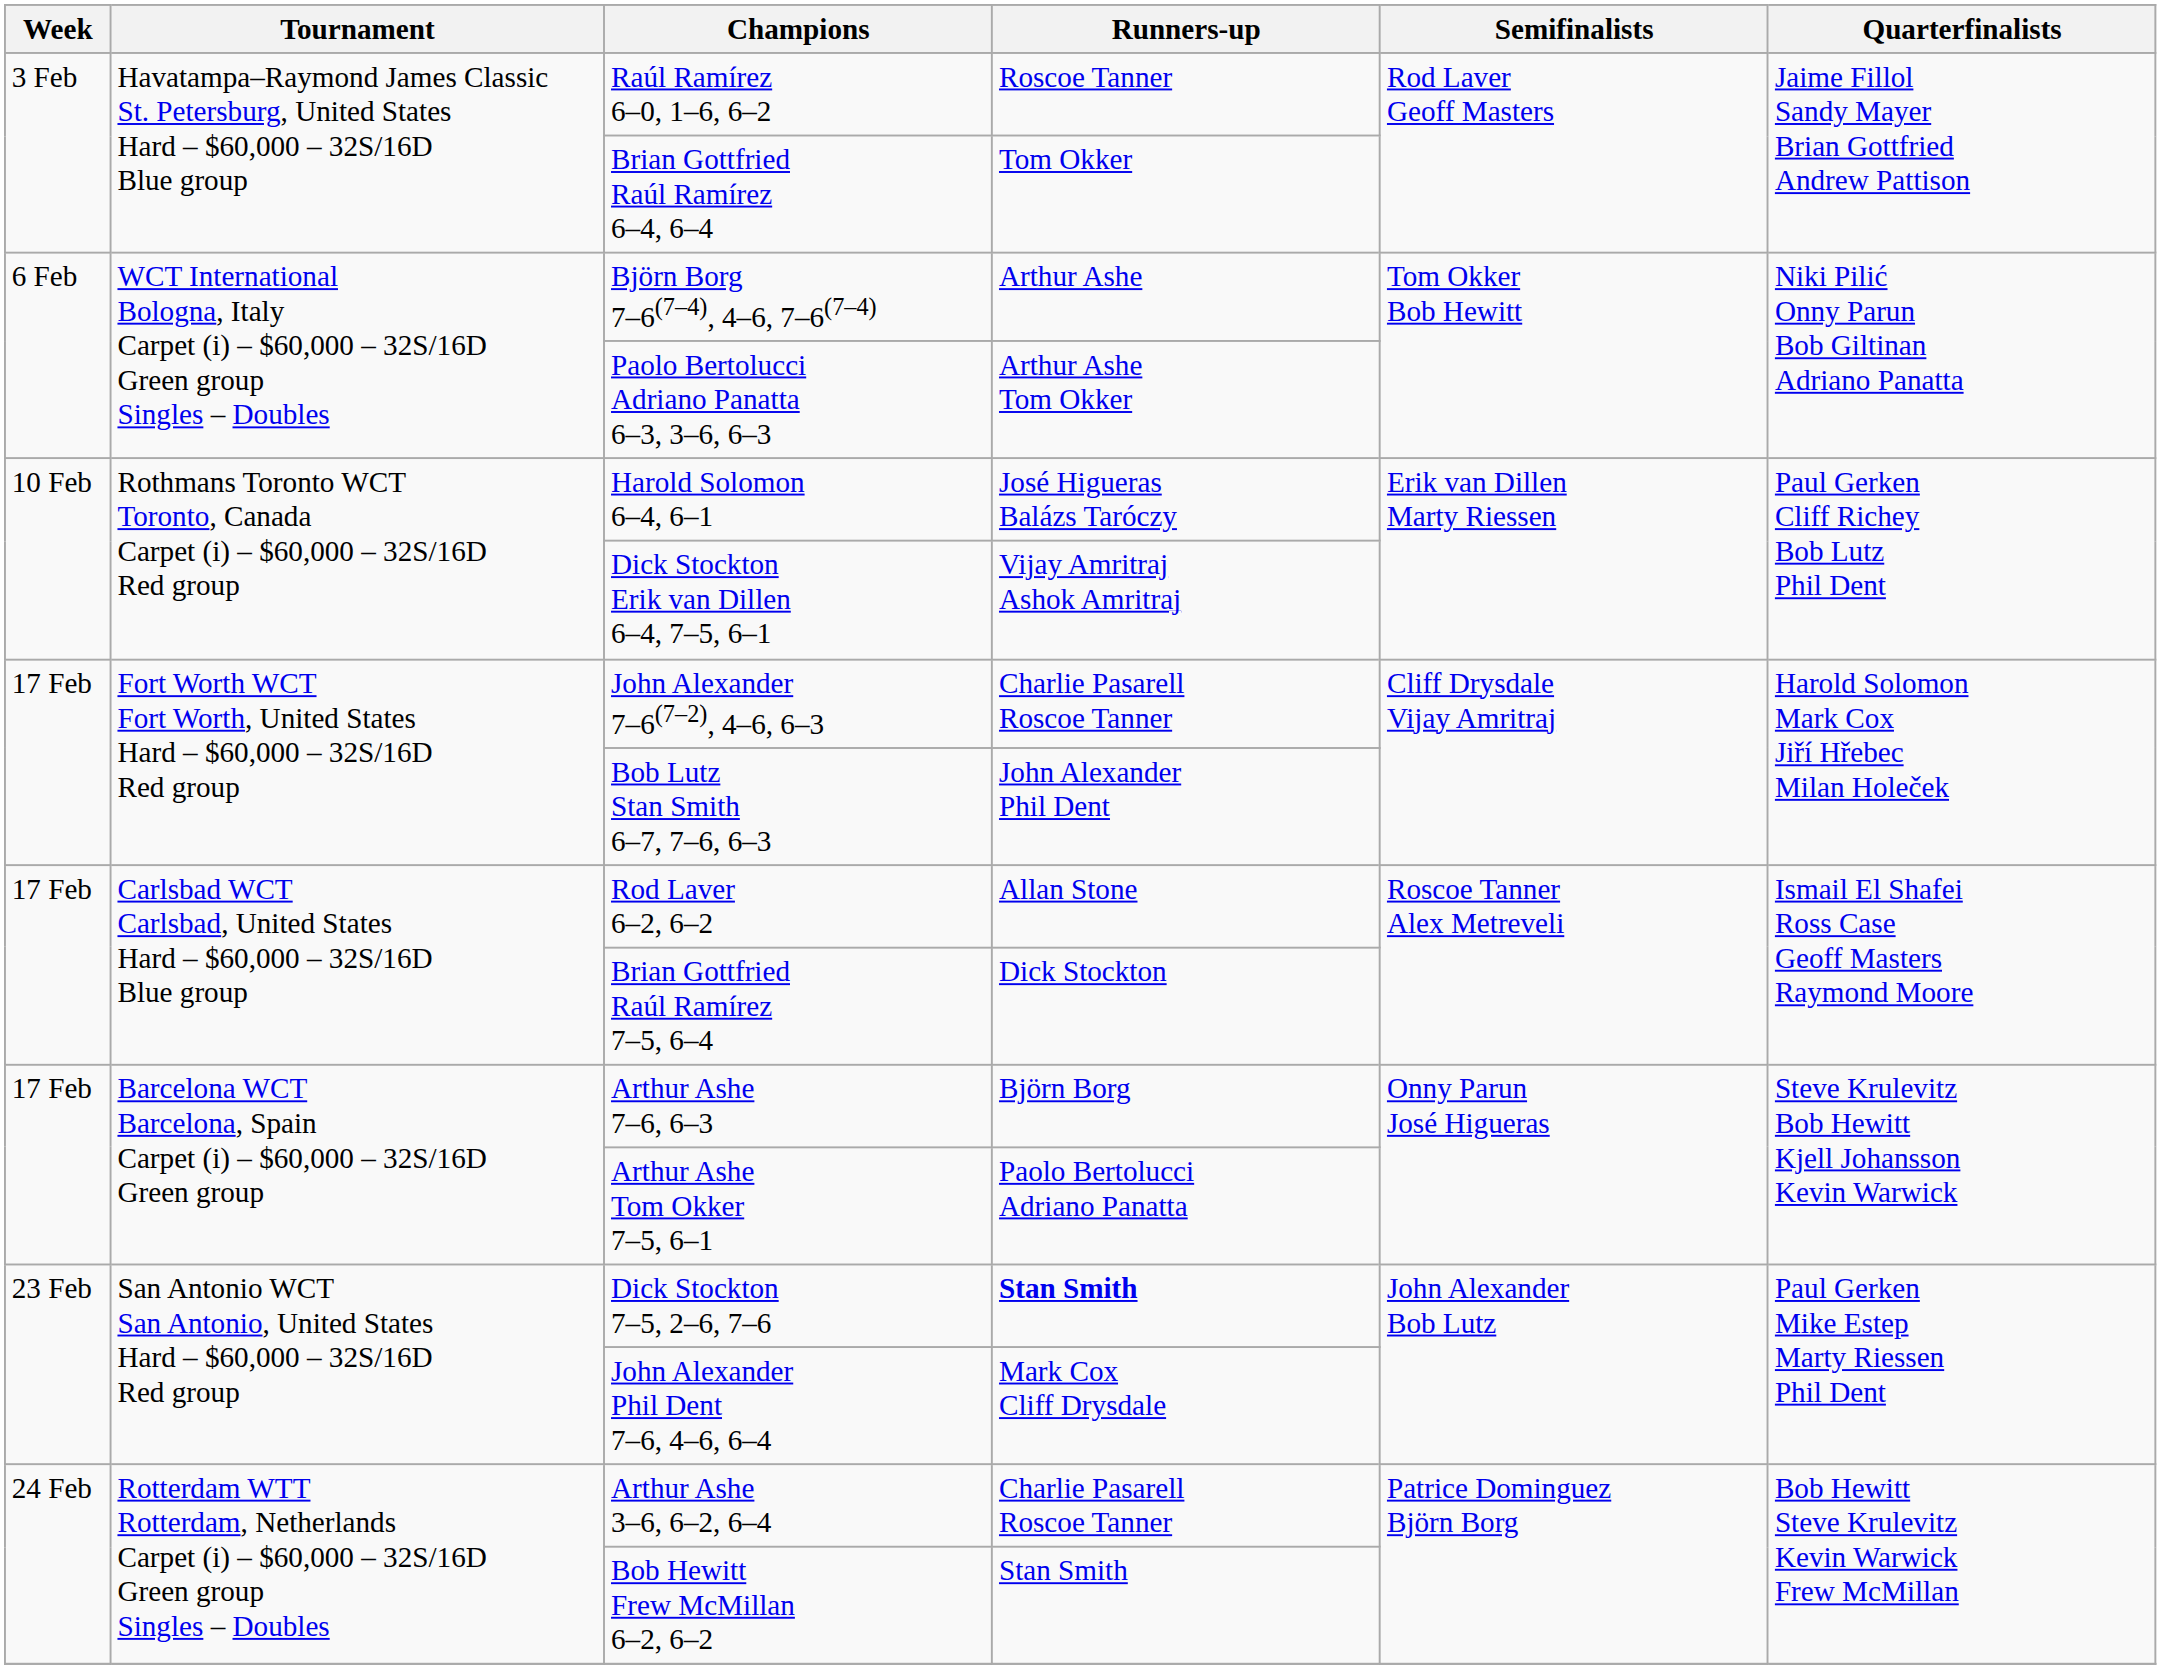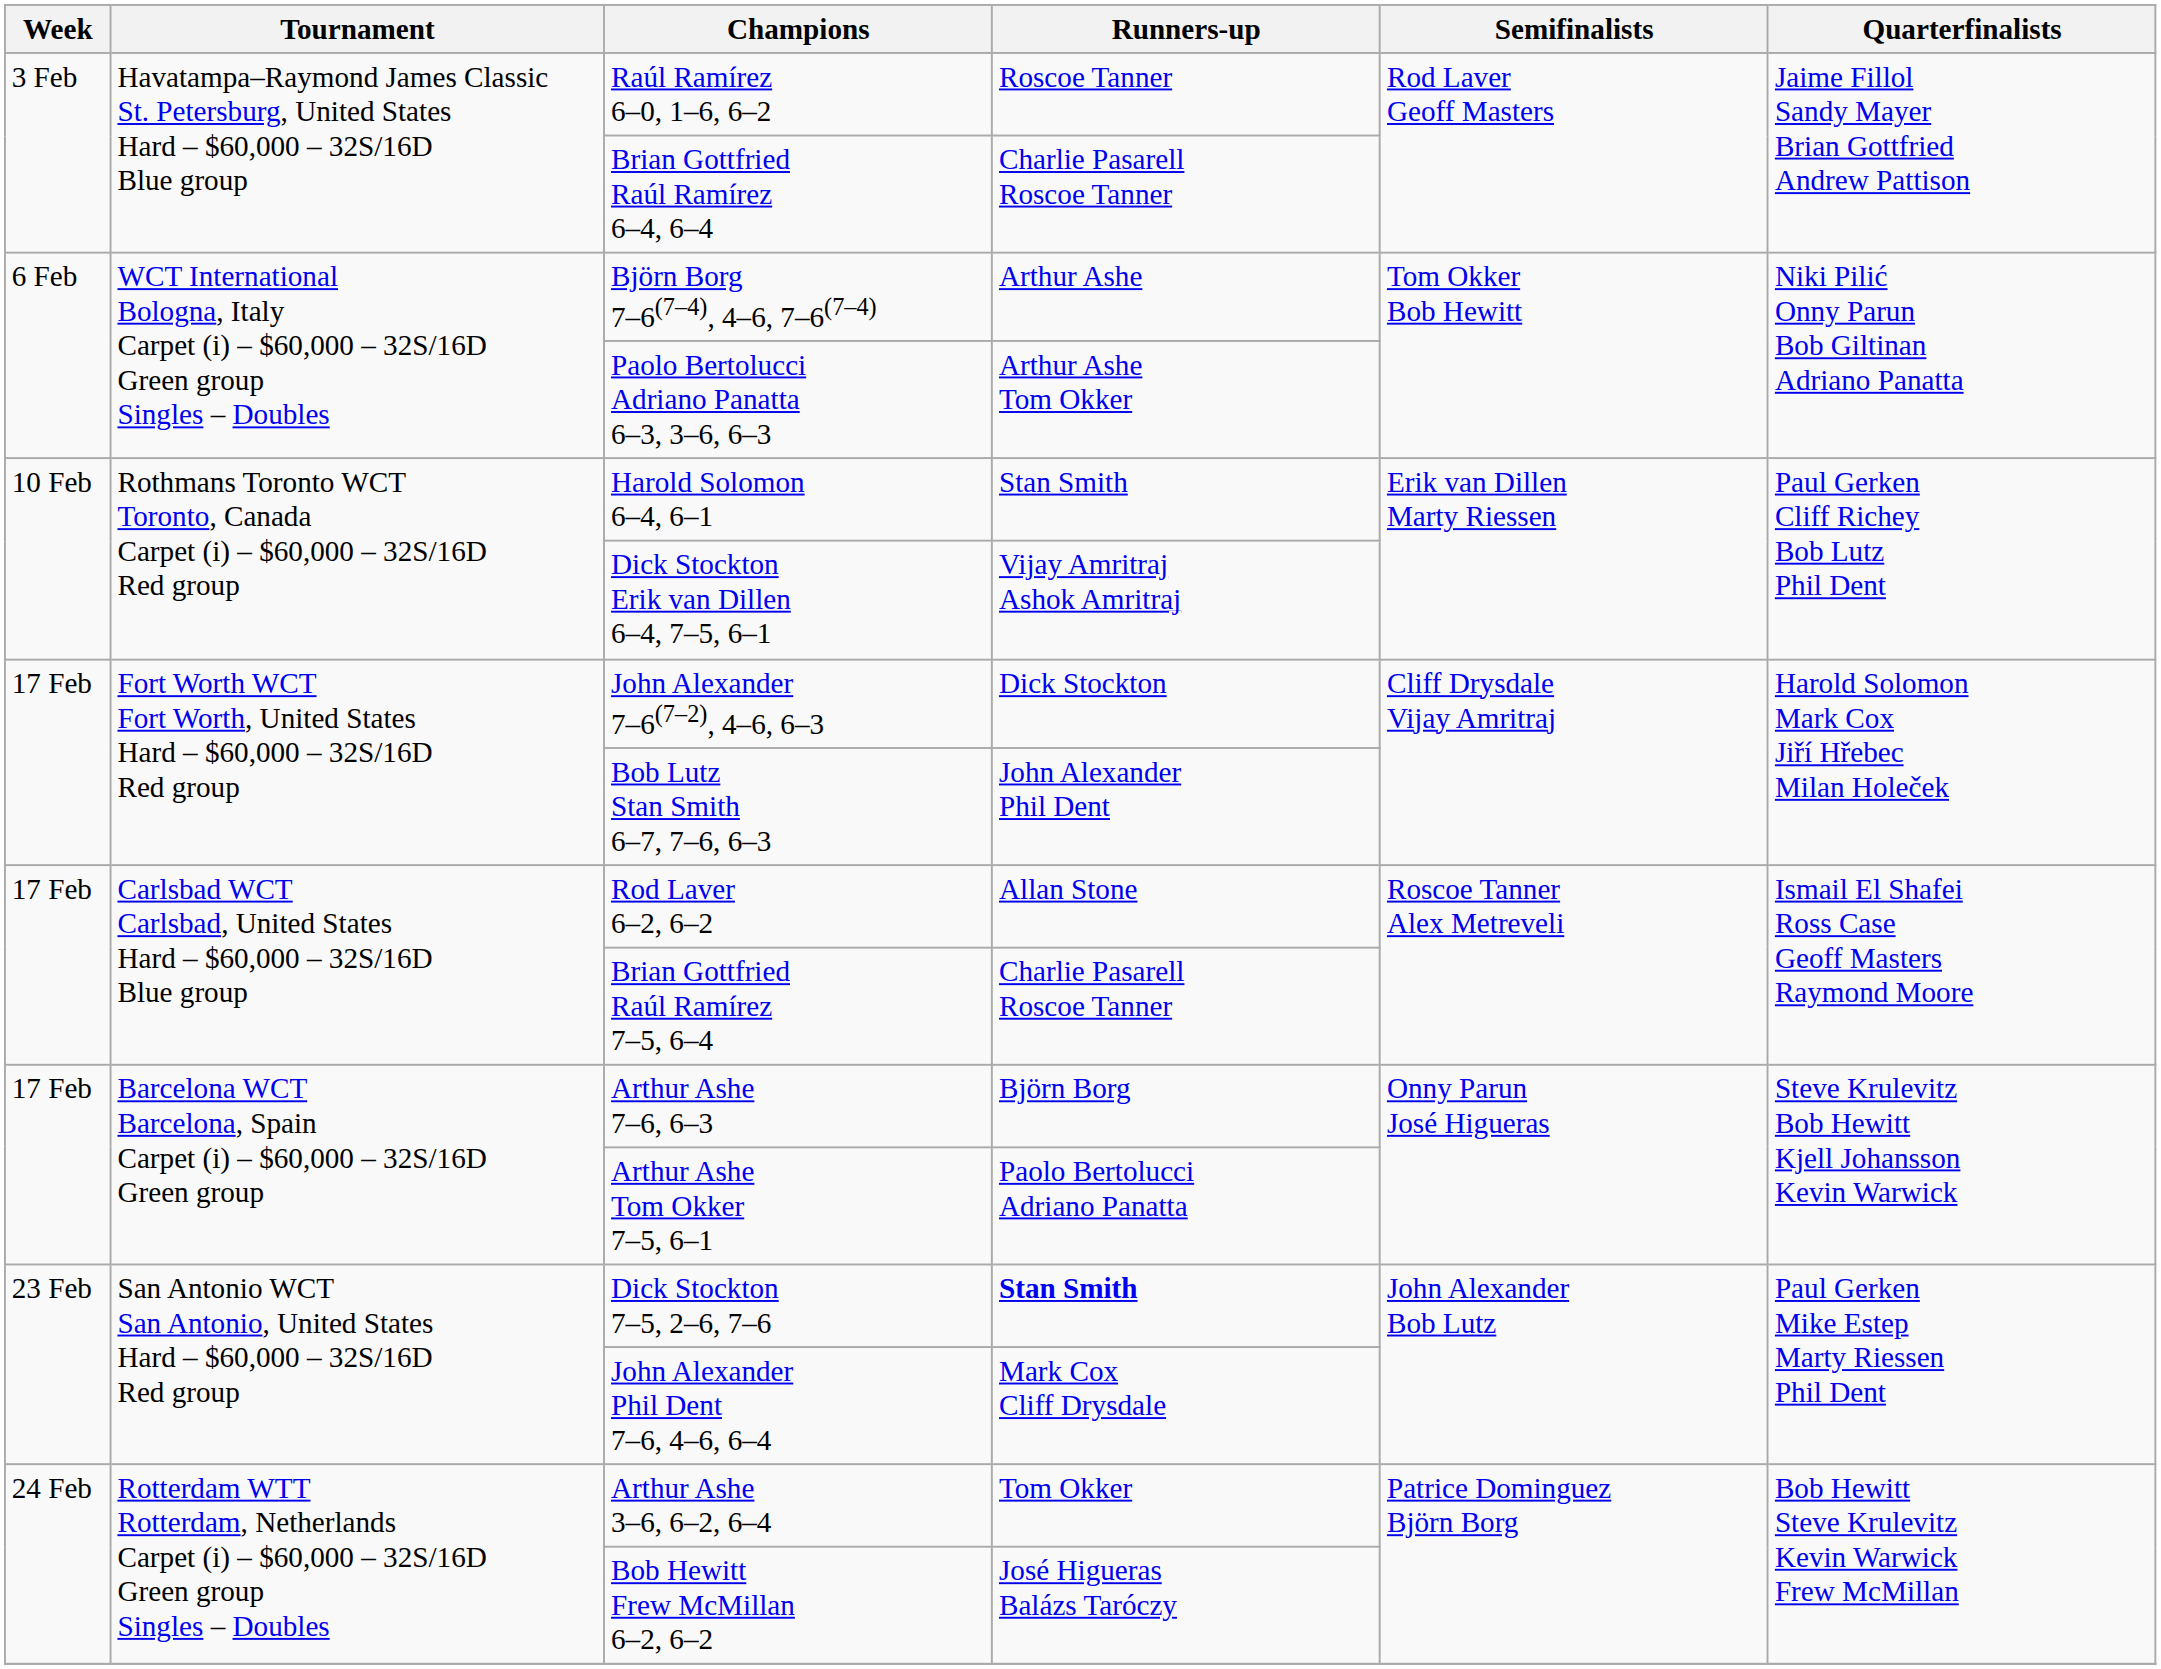(1066, 159) Tom Okker -> (1092, 176) Charlie Pasarell Roscoe Tanner
(1088, 499) José Higueras Balázs Taróczy -> (1063, 482) Stan Smith
(1092, 699) Charlie Pasarell Roscoe Tanner -> (1083, 682) Dick Stockton
(1083, 970) Dick Stockton -> (1092, 988) Charlie Pasarell Roscoe Tanner
(1092, 1505) Charlie Pasarell Roscoe Tanner -> (1066, 1488) Tom Okker
(1063, 1570) Stan Smith -> (1088, 1588) José Higueras Balázs Taróczy
